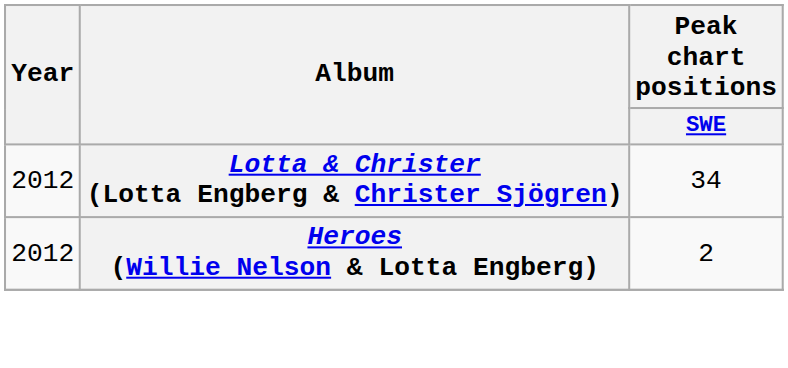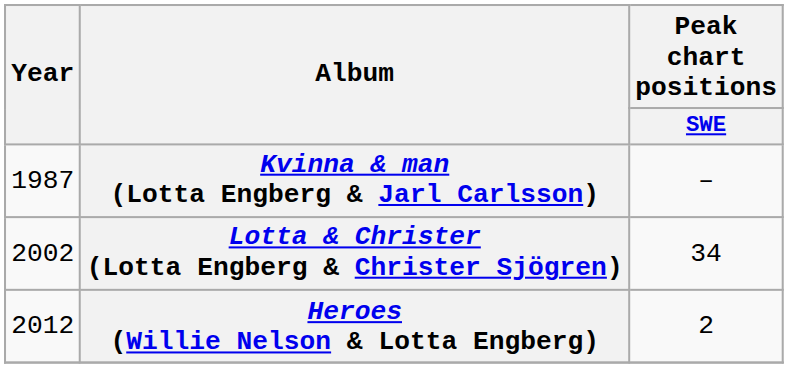+ row: (355, 180)
(43, 180) 2012 -> (43, 253) 2002
